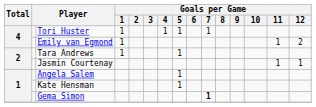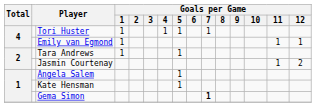(300, 42) 2 -> (300, 42) 1
(300, 63) 1 -> (300, 63) 2
